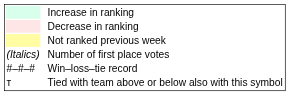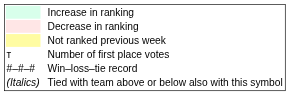(23, 54) (Italics) -> (9, 54) т
(9, 82) т -> (23, 82) (Italics)
